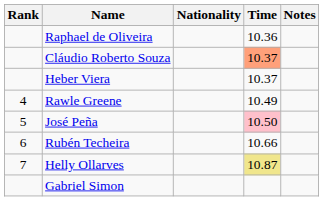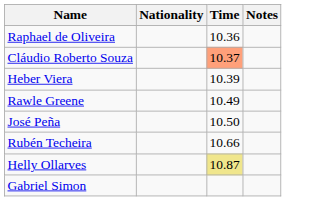- column: (23, 15)
(262, 79) 10.37 -> (225, 79) 10.39
(262, 121) pink background -> (225, 121) no background
